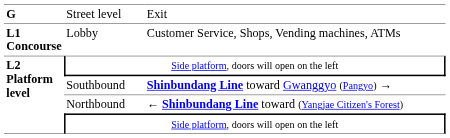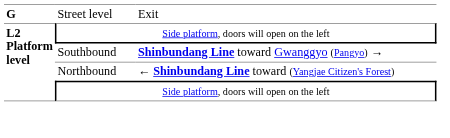- row: (82, 32)
